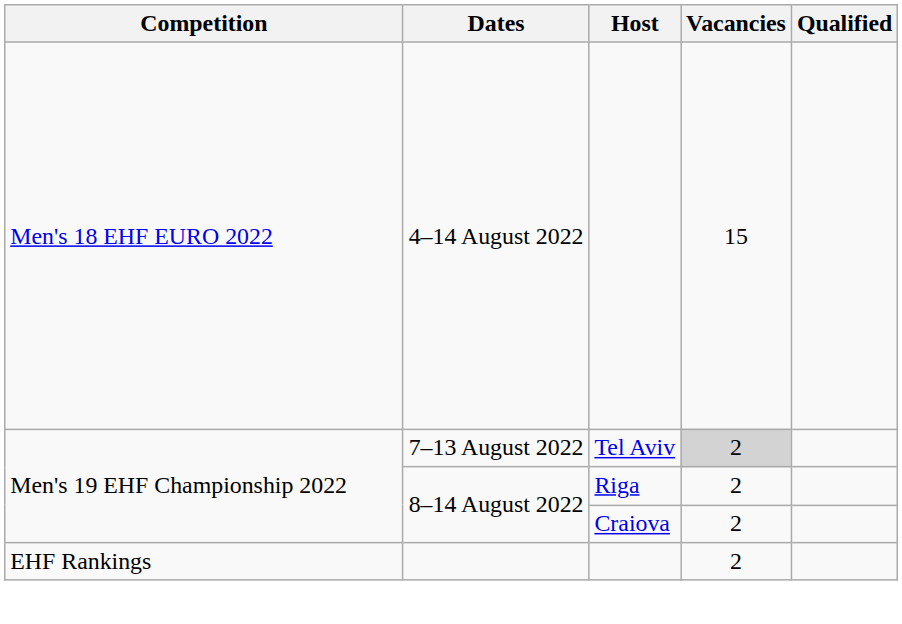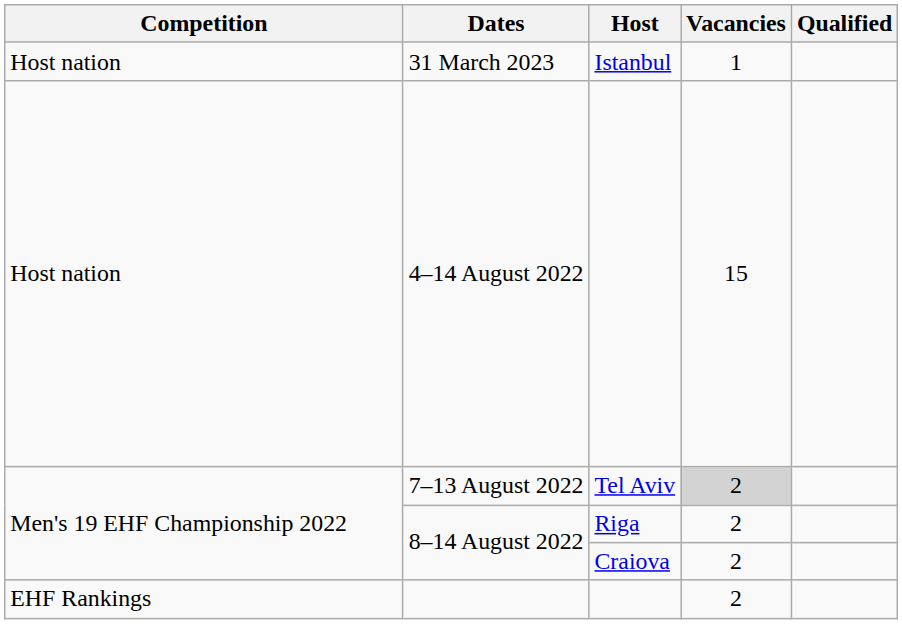+ row: (481, 61)
(142, 235) Men's 18 EHF EURO 2022 -> (66, 273) Host nation
